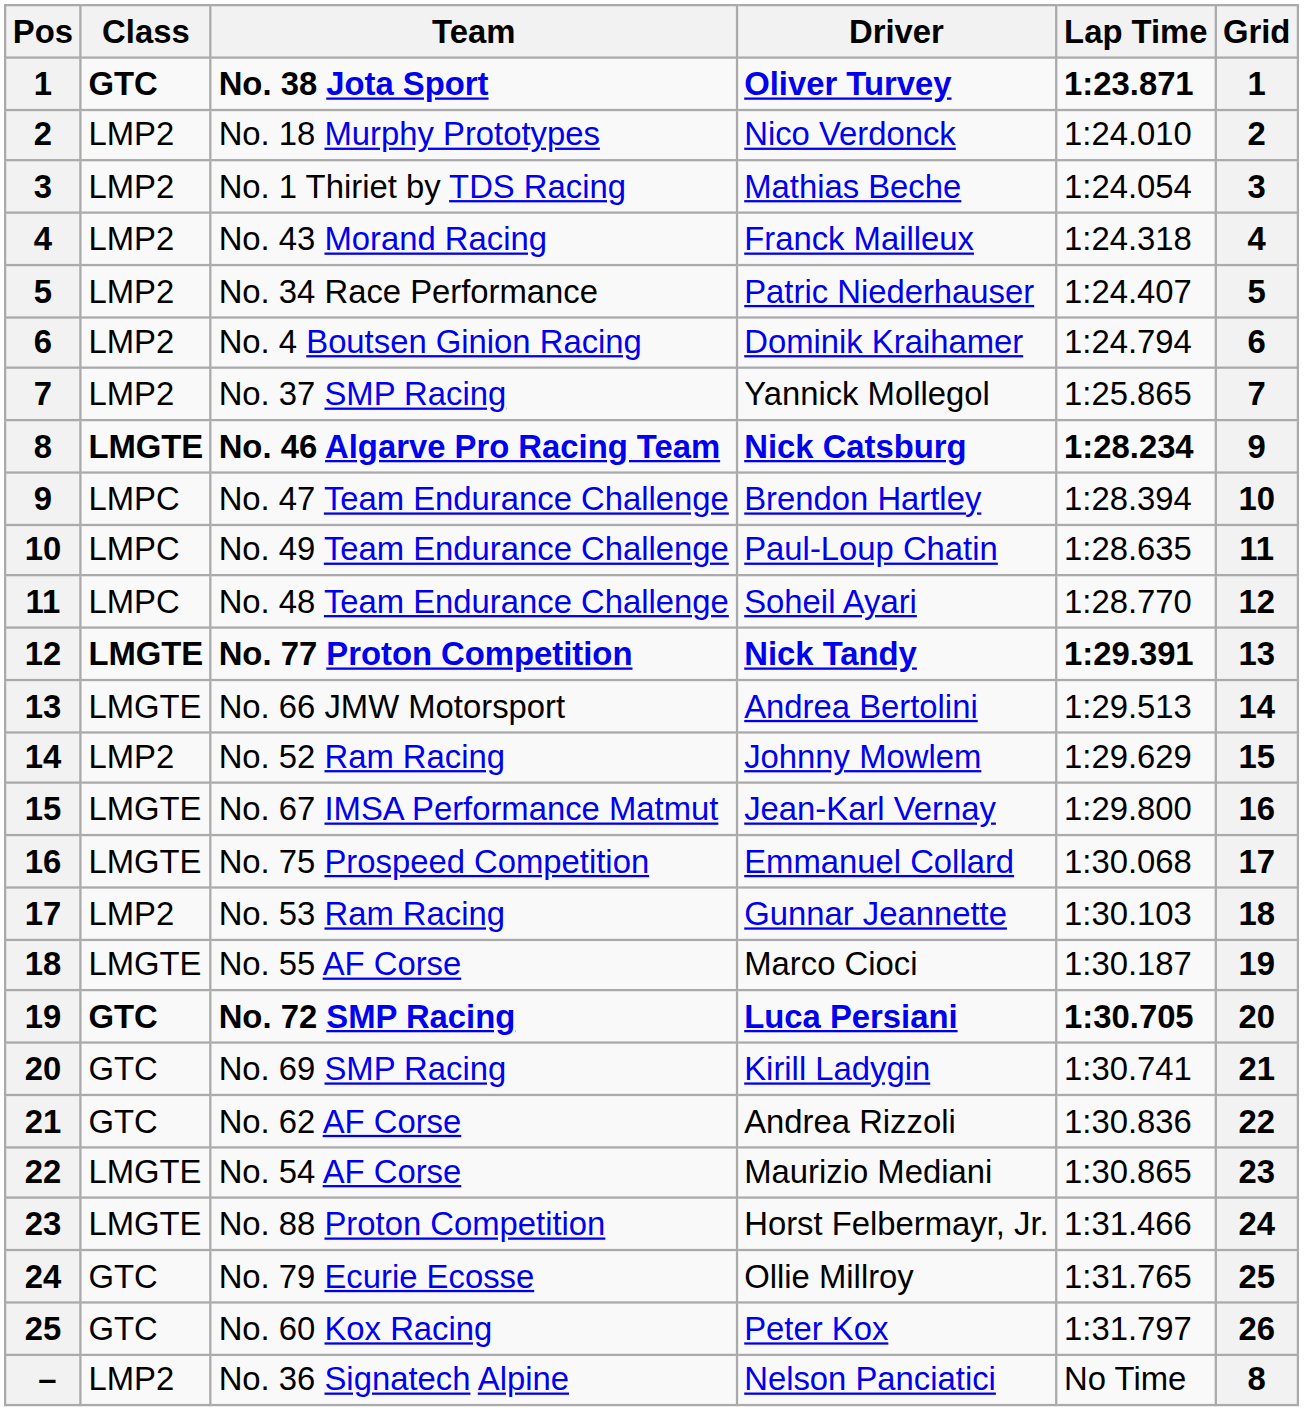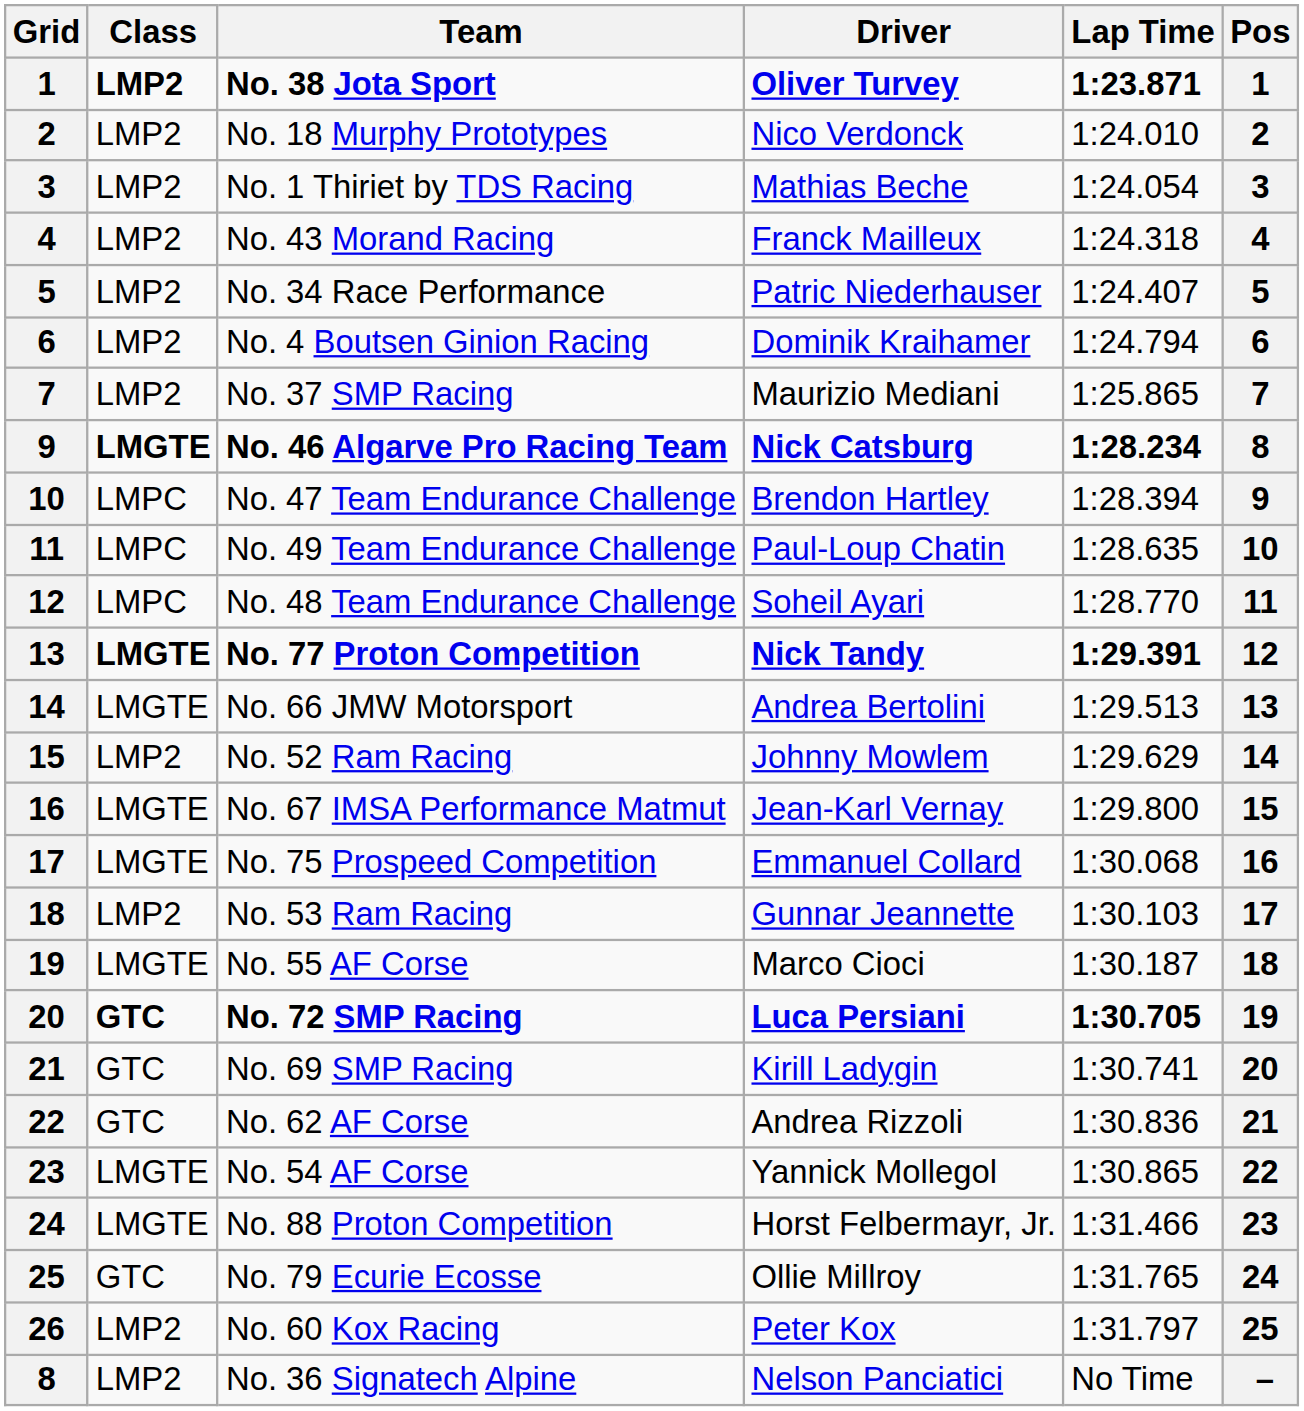columns swapped: (43, 31) <-> (1257, 31)
(123, 83) GTC -> (139, 83) LMP2
(867, 395) Yannick Mollegol -> (875, 395) Maurizio Mediani
(868, 1173) Maurizio Mediani -> (874, 1173) Yannick Mollegol
(123, 1328) GTC -> (139, 1328) LMP2
